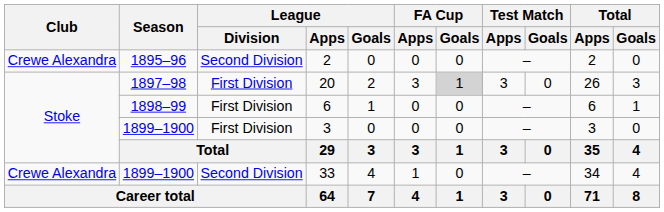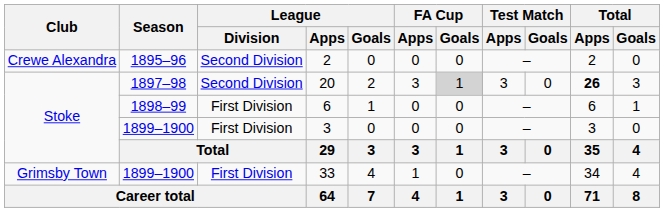(252, 83) First Division -> (252, 83) Second Division
(592, 83) normal -> (592, 83) bold
(62, 173) Crewe Alexandra -> (62, 173) Grimsby Town
(252, 173) Second Division -> (252, 173) First Division
